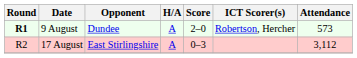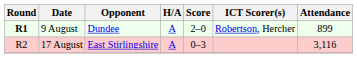(325, 28) 573 -> (325, 28) 899
(325, 45) 3,112 -> (325, 45) 3,116
